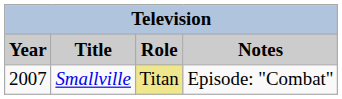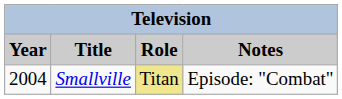(28, 79) 2007 -> (28, 79) 2004
